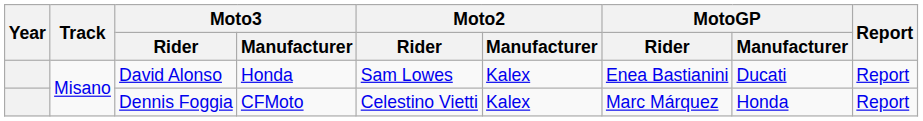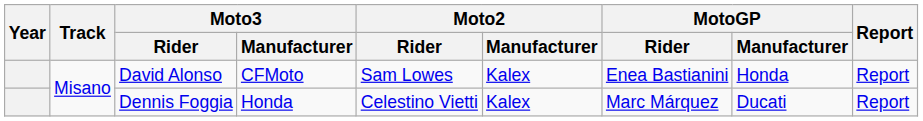(267, 75) Honda -> (272, 75) CFMoto
(762, 75) Ducati -> (763, 75) Honda
(272, 102) CFMoto -> (267, 102) Honda
(763, 102) Honda -> (762, 102) Ducati
